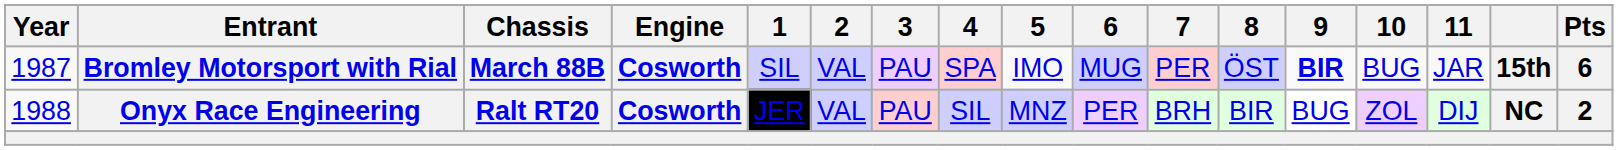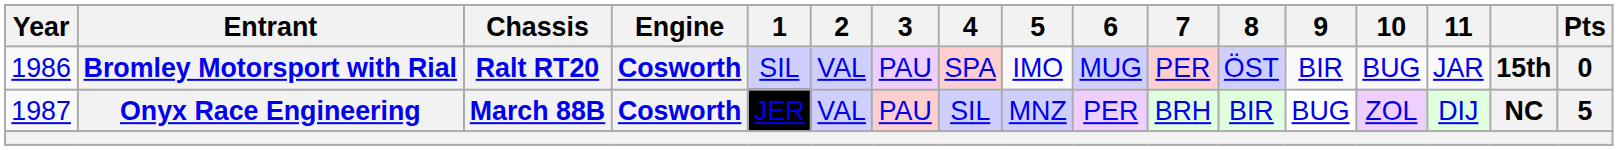(41, 68) 1987 -> (41, 68) 1986
(537, 68) March 88B -> (537, 68) Ralt RT20
(1321, 68) bold -> (1321, 68) normal
(1585, 68) 6 -> (1585, 68) 0
(41, 110) 1988 -> (41, 110) 1987
(537, 110) Ralt RT20 -> (537, 110) March 88B
(1585, 110) 2 -> (1585, 110) 5
